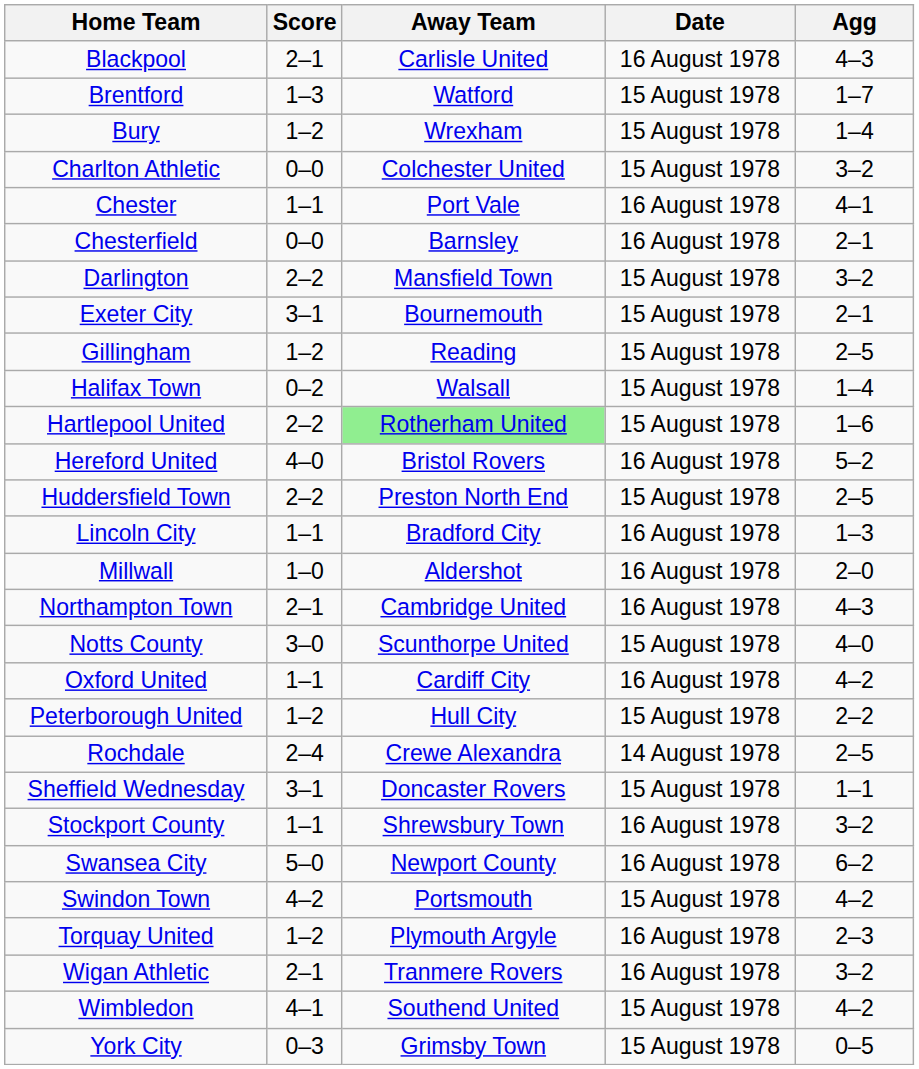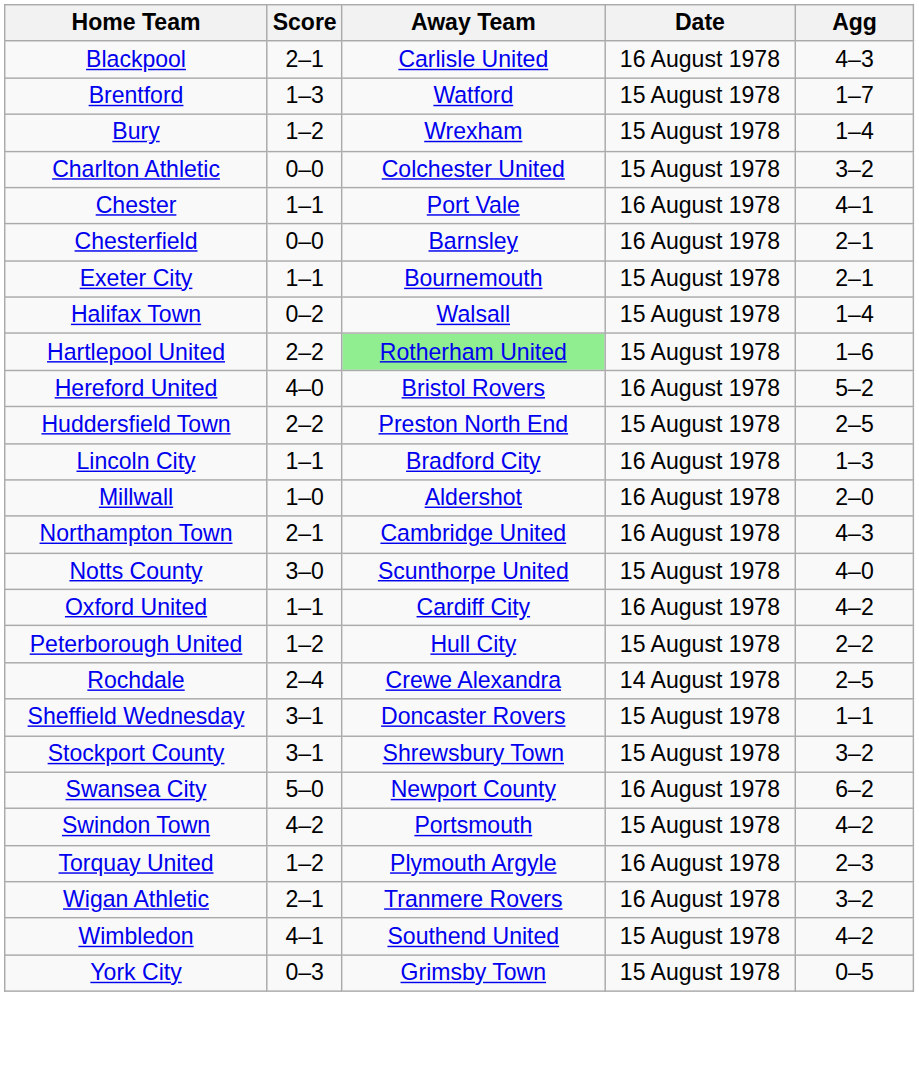- row: (136, 278)
(305, 315) 3–1 -> (305, 278) 1–1
- row: (136, 351)
(305, 826) 1–1 -> (305, 753) 3–1
(700, 826) 16 August 1978 -> (700, 753) 15 August 1978
